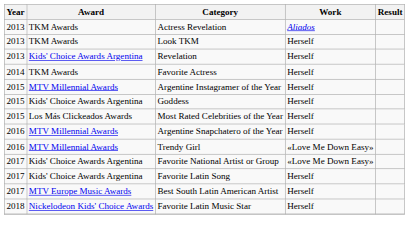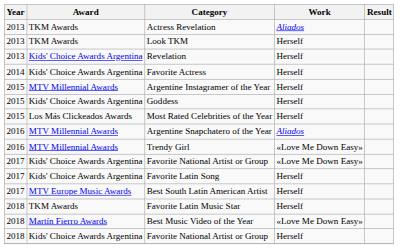(53, 72) TKM Awards -> (86, 72) Kids' Choice Awards Argentina
(301, 132) Herself -> (290, 132) Aliados
(91, 206) Nickelodeon Kids' Choice Awards -> (53, 206) TKM Awards
+ row: (16, 221)
+ row: (16, 236)
